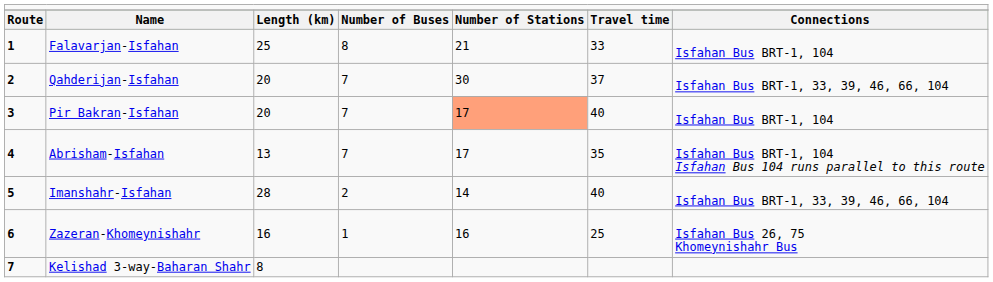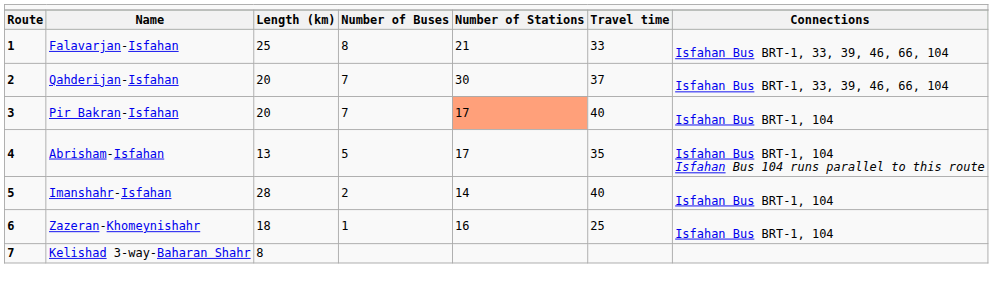(754, 53) Isfahan Bus BRT-1, 104 -> (812, 53) Isfahan Bus BRT-1, 33, 39, 46, 66, 104
(345, 153) 7 -> (345, 153) 5
(812, 200) Isfahan Bus BRT-1, 33, 39, 46, 66, 104 -> (754, 200) Isfahan Bus BRT-1, 104
(264, 233) 16 -> (264, 227) 18
(740, 240) Isfahan Bus 26, 75 Khomeynishahr Bus -> (754, 233) Isfahan Bus BRT-1, 104
